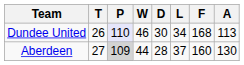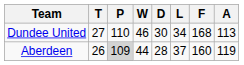(98, 33) 26 -> (98, 33) 27
(120, 33) lavender background -> (120, 33) no background
(98, 51) 27 -> (98, 51) 26
(227, 51) 130 -> (226, 51) 119
